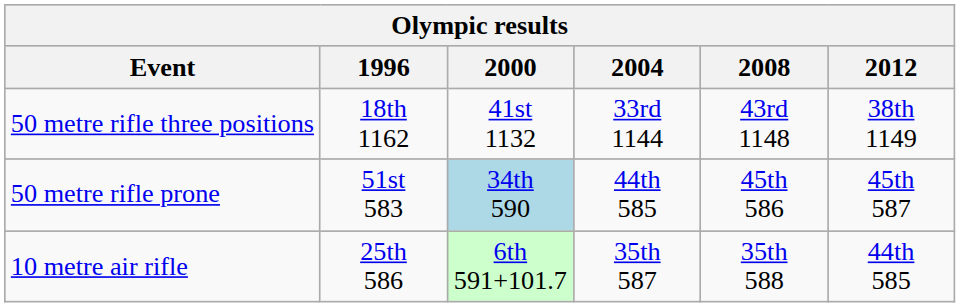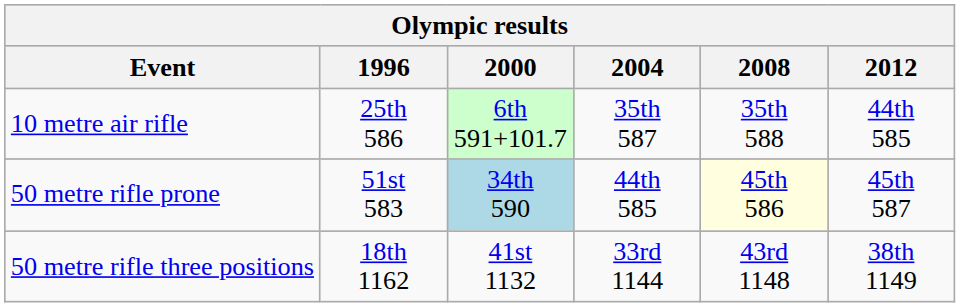rows swapped: (99, 265) <-> (162, 123)
(764, 194) no background -> (764, 194) lightyellow background
